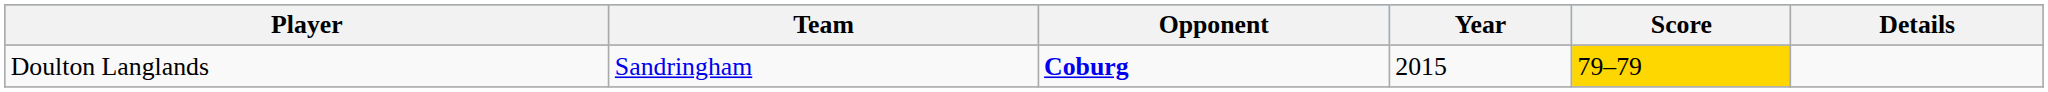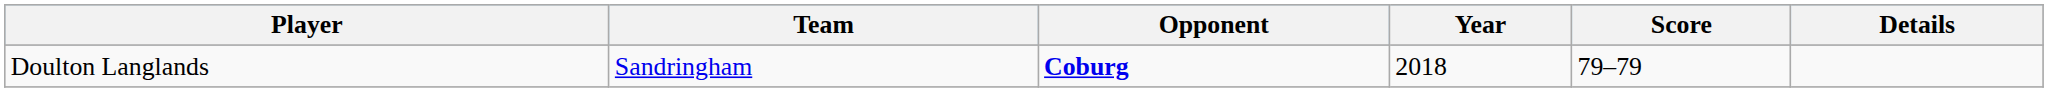(1421, 65) 2015 -> (1421, 65) 2018
(1610, 65) gold background -> (1610, 65) no background
